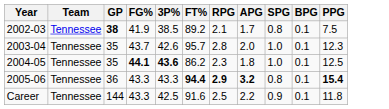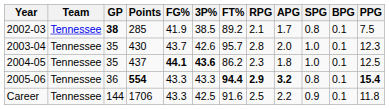+ column: (145, 12)
